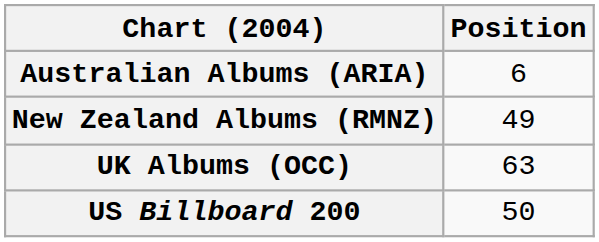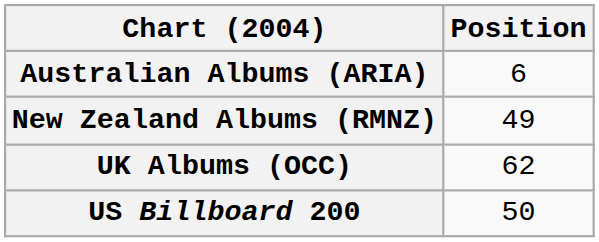(519, 167) 63 -> (519, 167) 62
